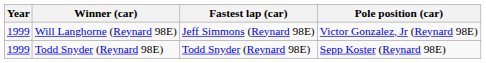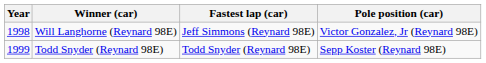(18, 31) 1999 -> (18, 31) 1998
